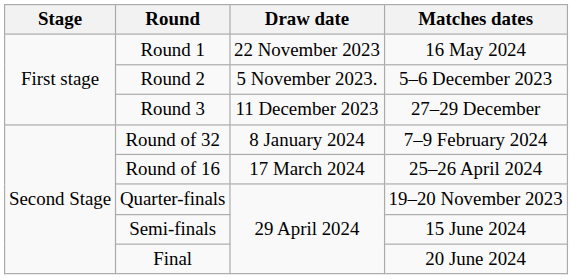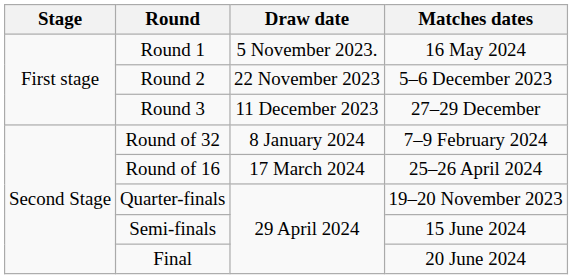(307, 49) 22 November 2023 -> (307, 49) 5 November 2023.
(307, 79) 5 November 2023. -> (307, 79) 22 November 2023
